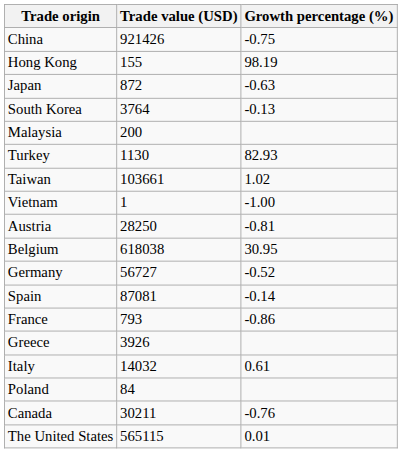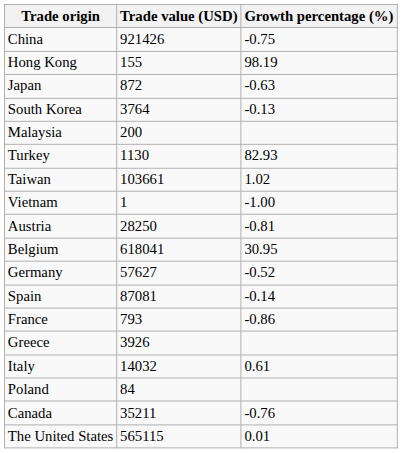(142, 249) 618038 -> (142, 249) 618041
(139, 272) 56727 -> (139, 272) 57627
(138, 413) 30211 -> (138, 413) 35211
